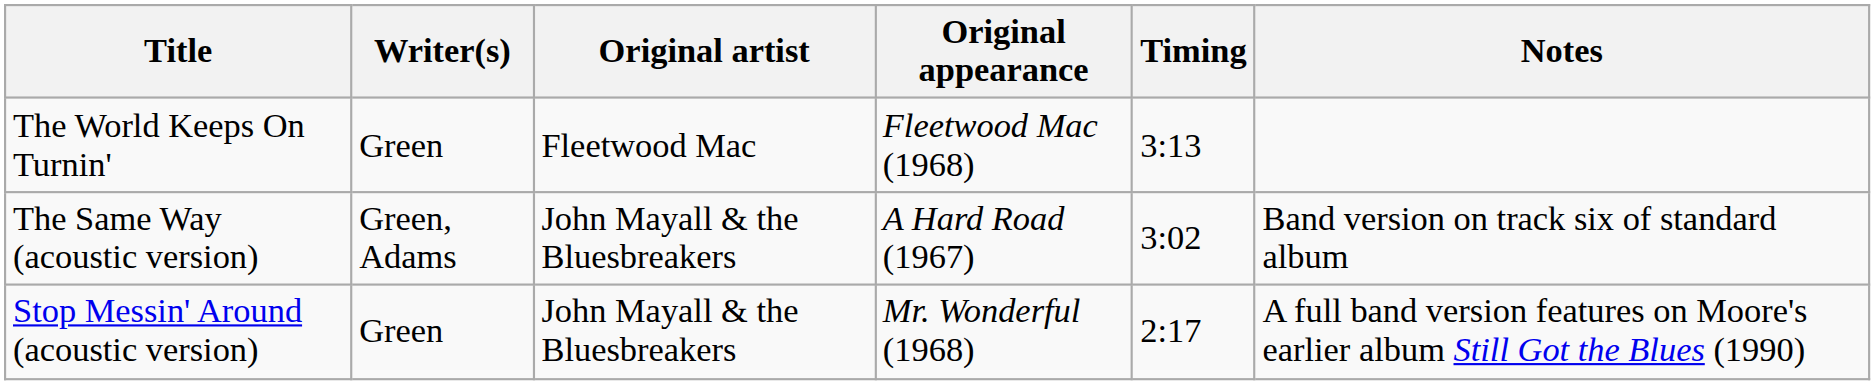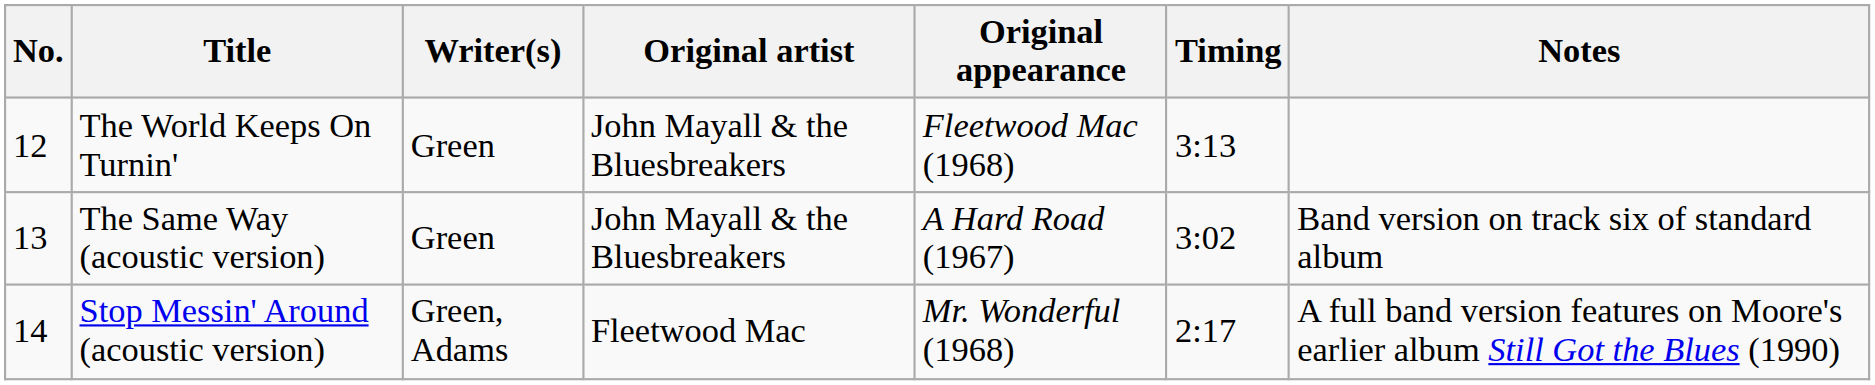+ column: (38, 51)
(649, 144) Fleetwood Mac -> (719, 144) John Mayall & the Bluesbreakers
(408, 237) Green, Adams -> (453, 237) Green
(401, 330) Green -> (460, 330) Green, Adams
(670, 330) John Mayall & the Bluesbreakers -> (698, 330) Fleetwood Mac
